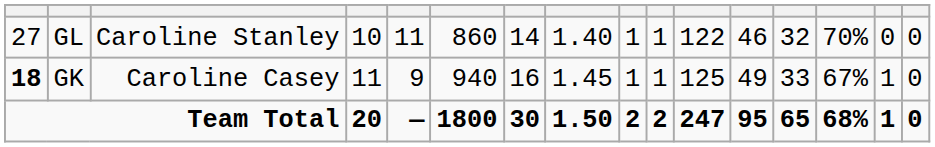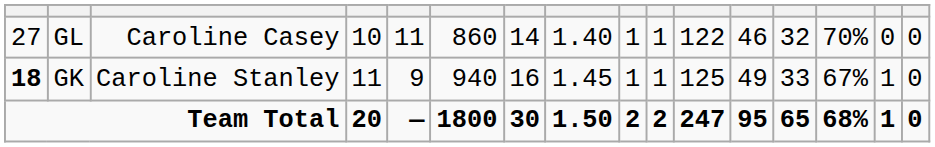(218, 38) Caroline Stanley -> (233, 38) Caroline Casey
(233, 79) Caroline Casey -> (218, 79) Caroline Stanley
